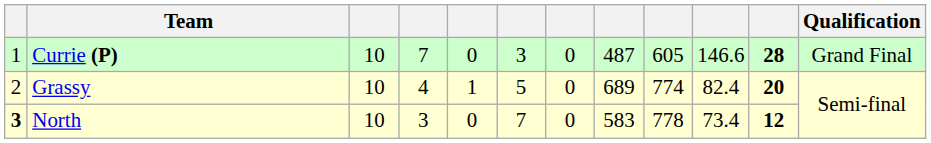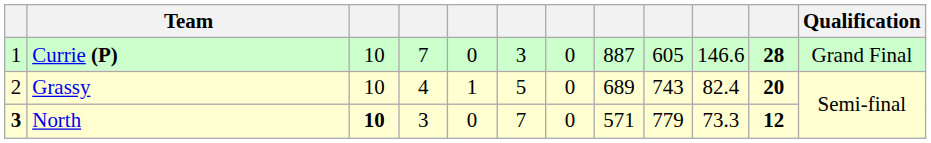(619, 54) 487 -> (619, 54) 887
(668, 87) 774 -> (668, 87) 743
(374, 120) normal -> (374, 120) bold
(619, 120) 583 -> (619, 120) 571
(668, 120) 778 -> (668, 120) 779
(721, 120) 73.4 -> (721, 120) 73.3
